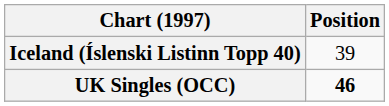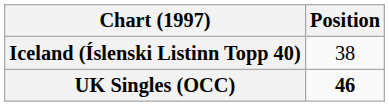(345, 52) 39 -> (345, 52) 38
